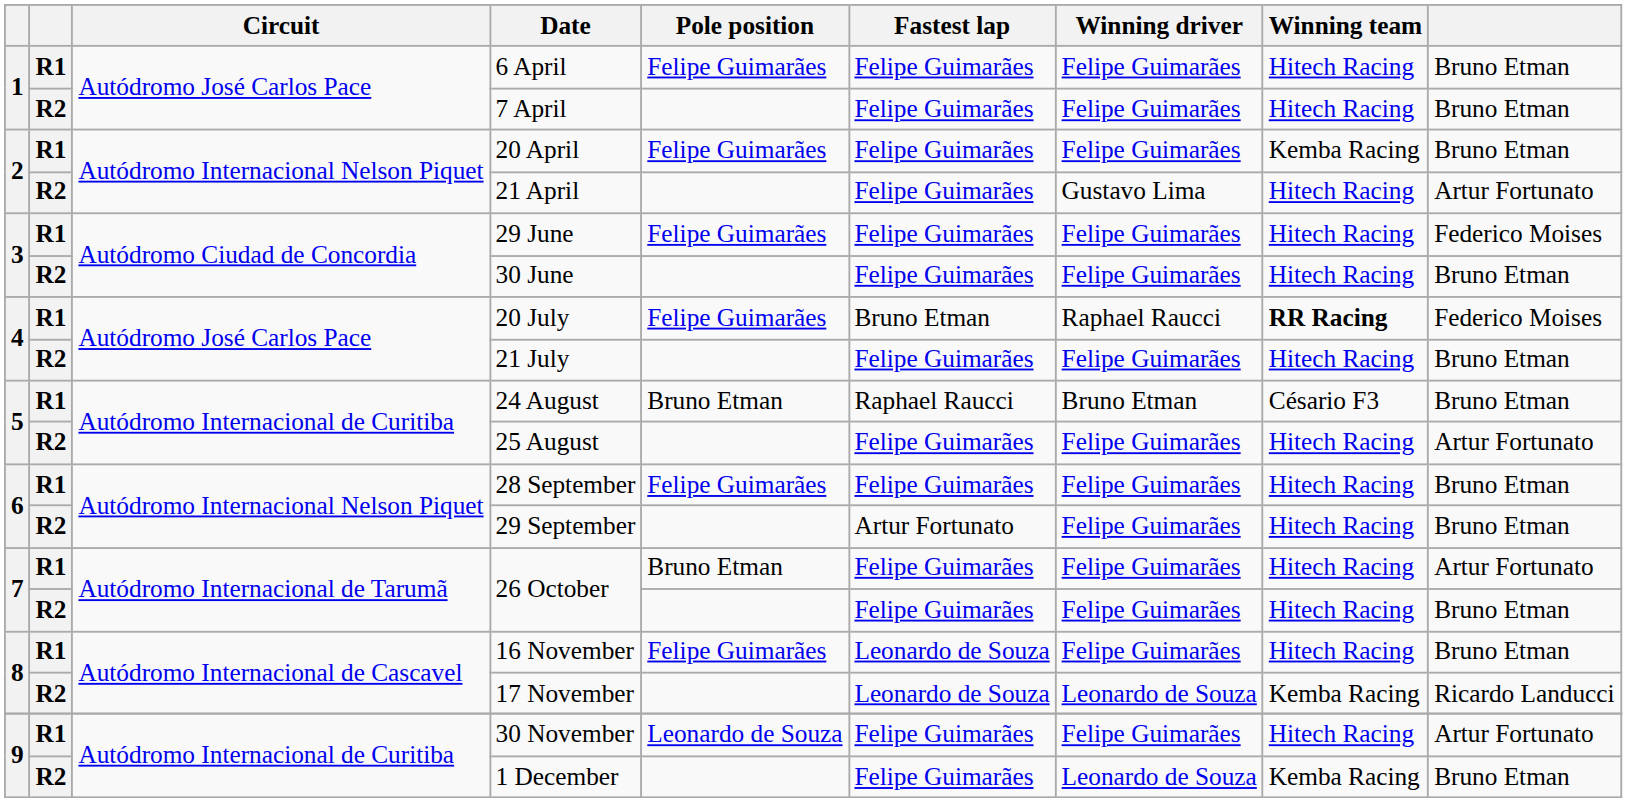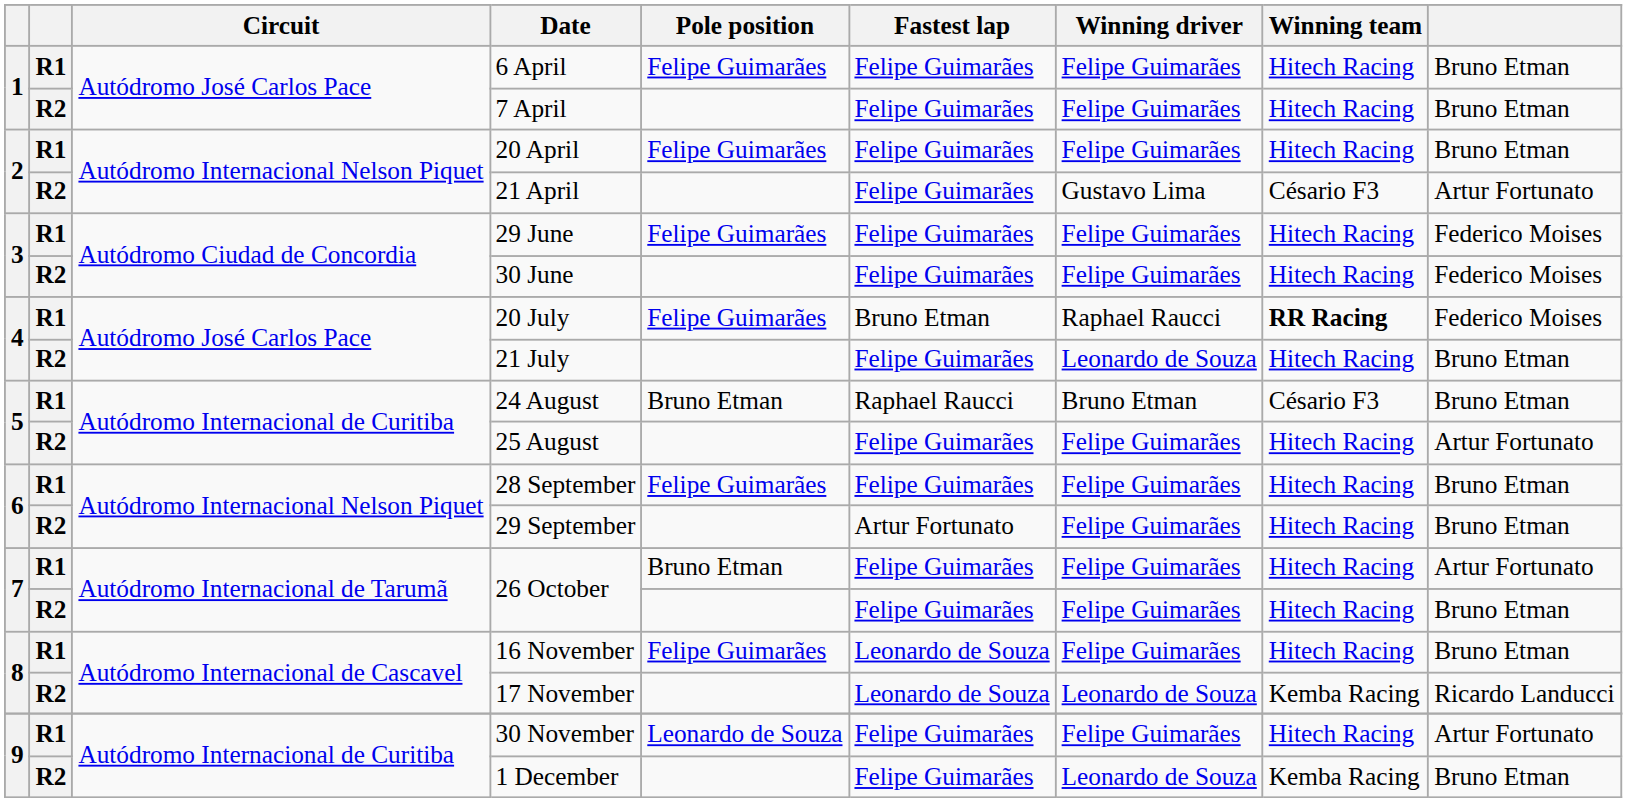(1344, 150) Kemba Racing -> (1341, 150) Hitech Racing
(1341, 191) Hitech Racing -> (1324, 191) Césario F3
(1502, 275) Bruno Etman -> (1518, 275) Federico Moises
(1151, 358) Felipe Guimarães -> (1159, 358) Leonardo de Souza
